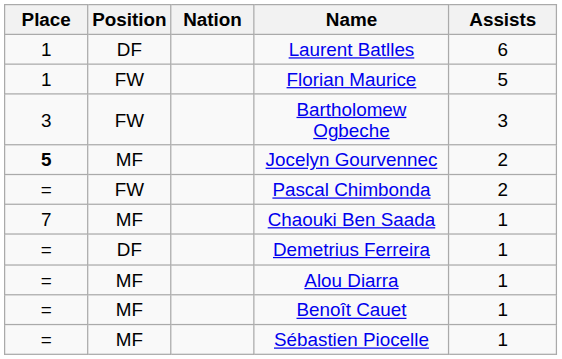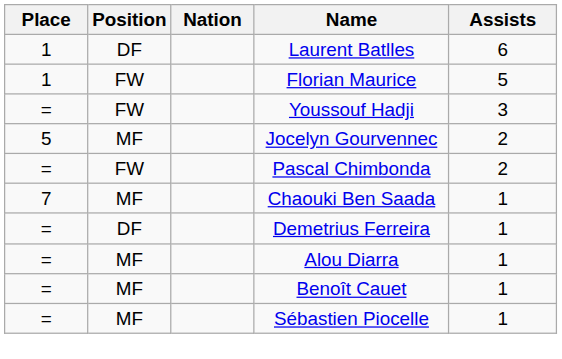- row: (351, 120)
+ row: (351, 109)
(46, 160) bold -> (46, 139) normal
